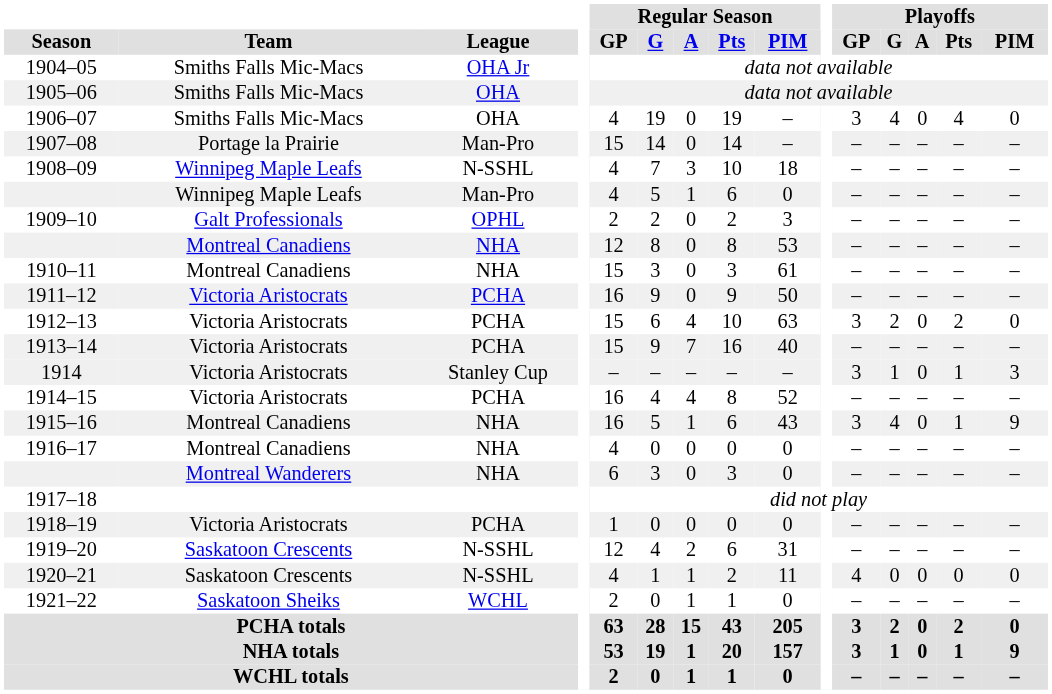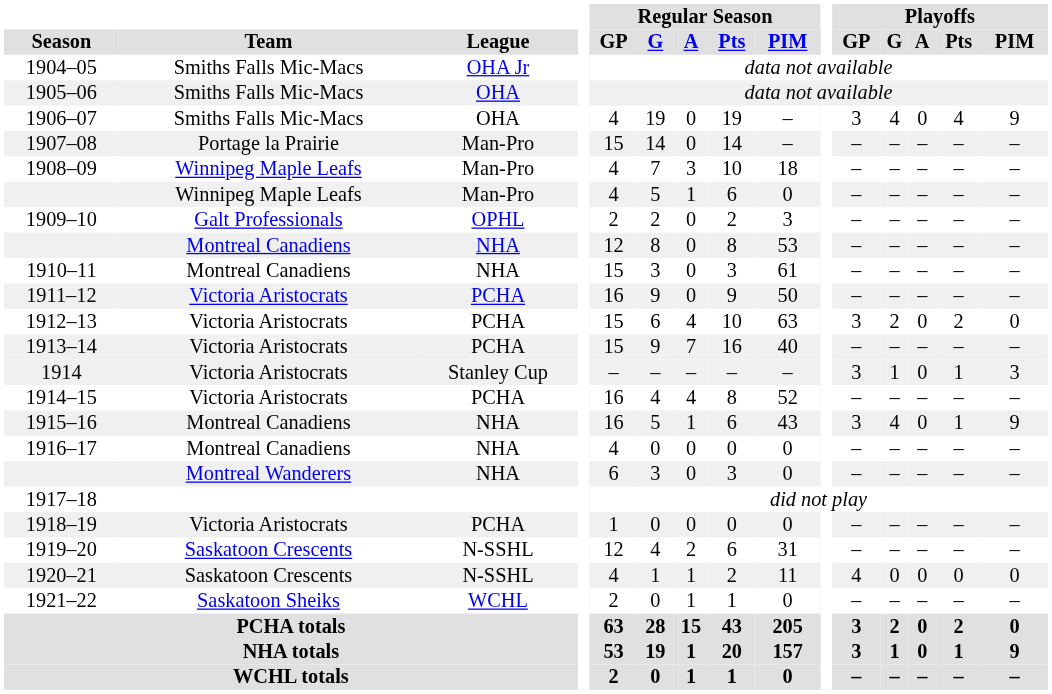(1015, 118) 0 -> (1015, 118) 9
(498, 168) N-SSHL -> (498, 168) Man-Pro
